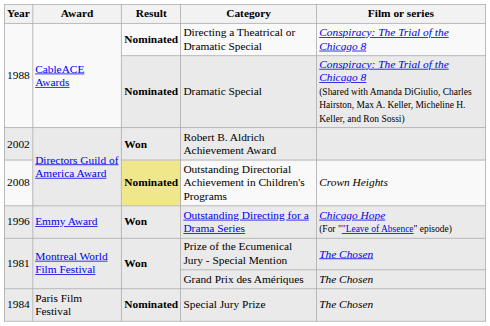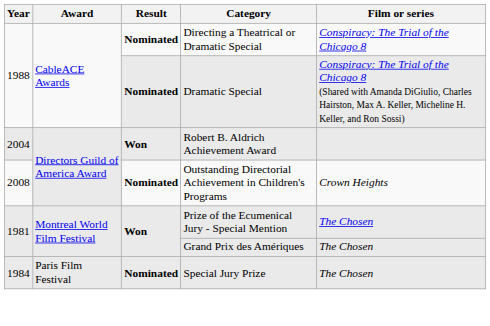(18, 144) 2002 -> (18, 144) 2004
(151, 183) khaki background -> (151, 183) no background
- row: (246, 222)
